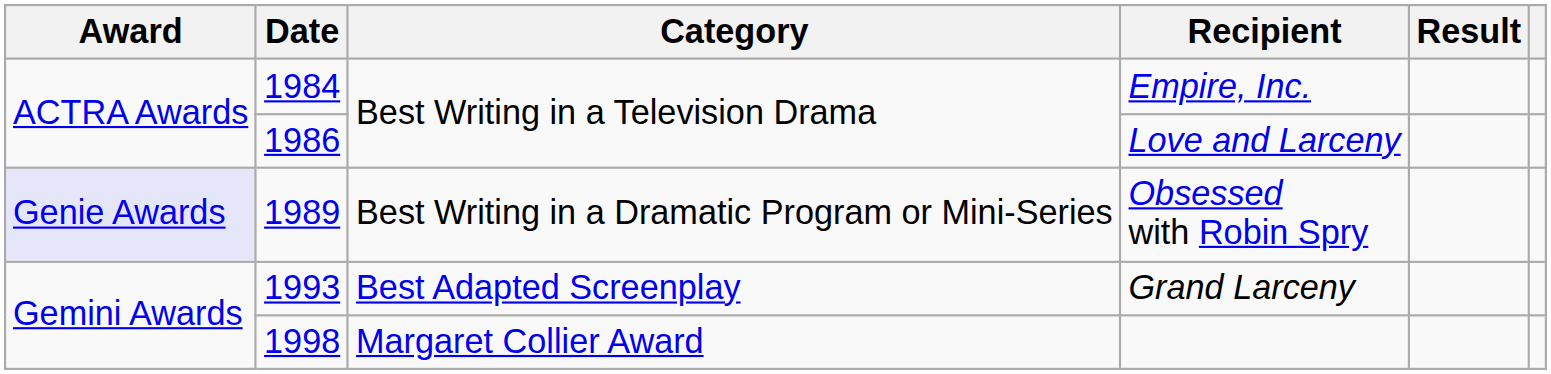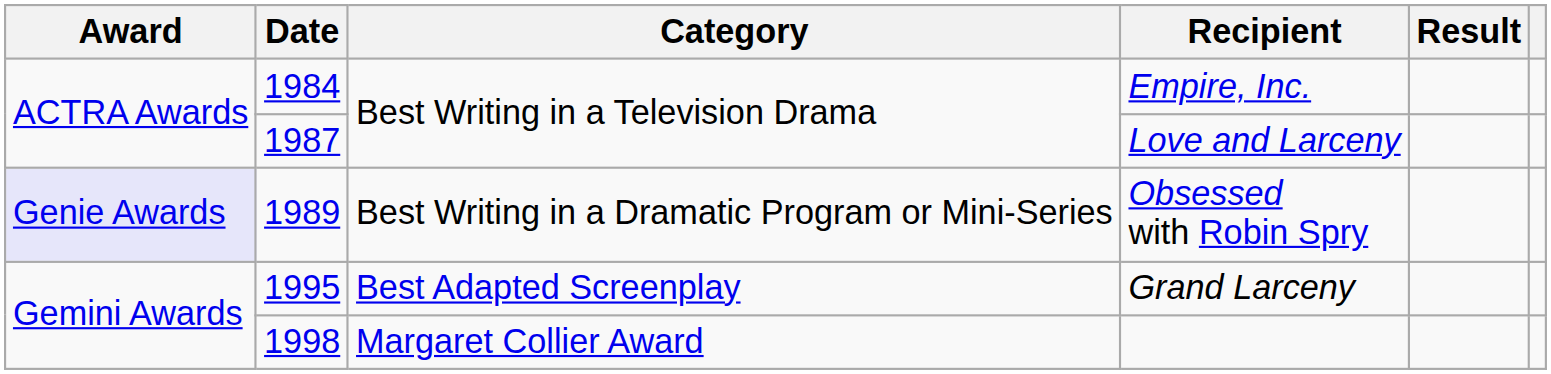(302, 140) 1986 -> (302, 140) 1987
(302, 287) 1993 -> (302, 287) 1995
